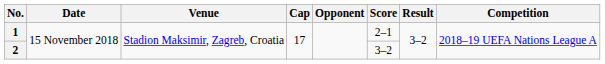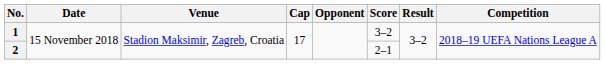(383, 31) 2–1 -> (383, 31) 3–2
(383, 50) 3–2 -> (383, 50) 2–1
